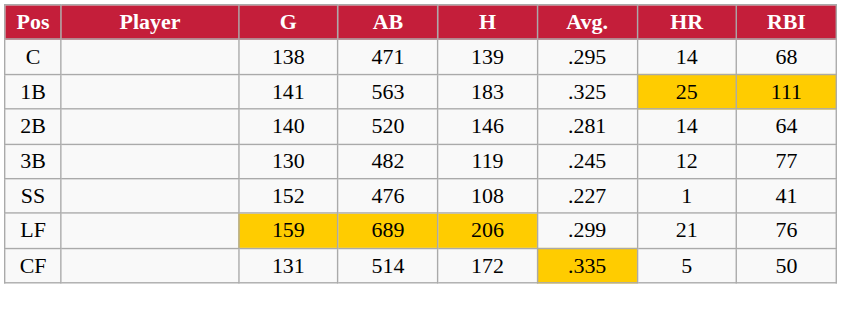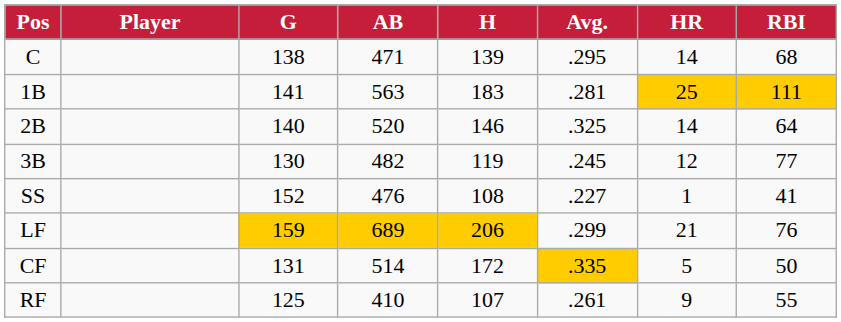(587, 91) .325 -> (587, 91) .281
(587, 126) .281 -> (587, 126) .325
+ row: (33, 299)
